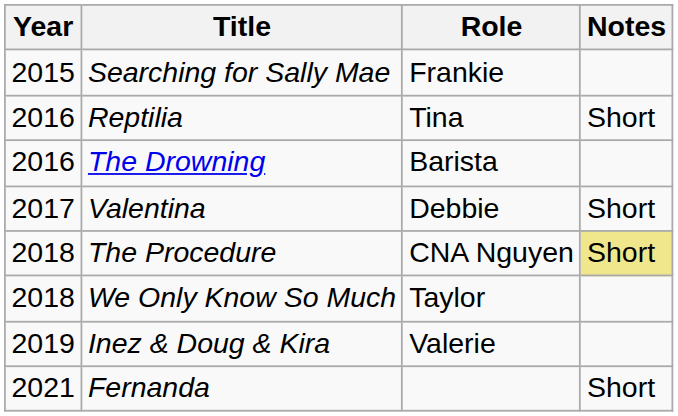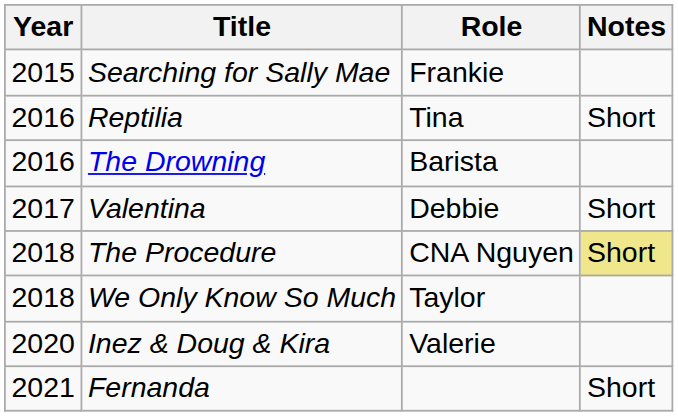(43, 343) 2019 -> (43, 343) 2020
